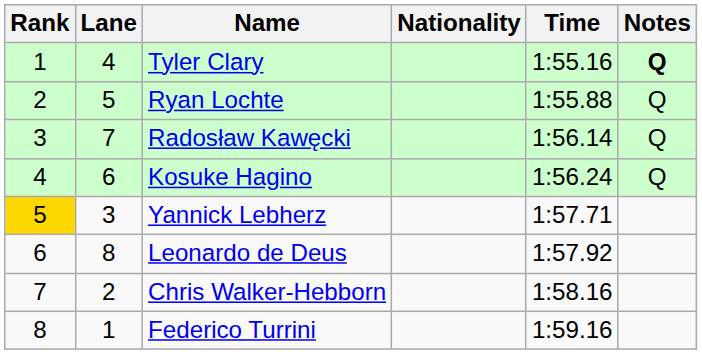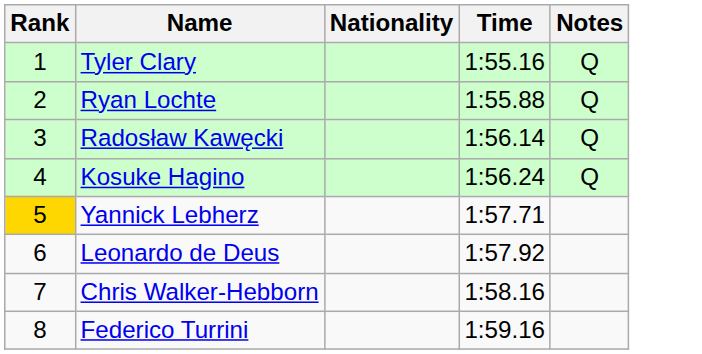- column: (109, 23)
(657, 61) bold -> (590, 61) normal
